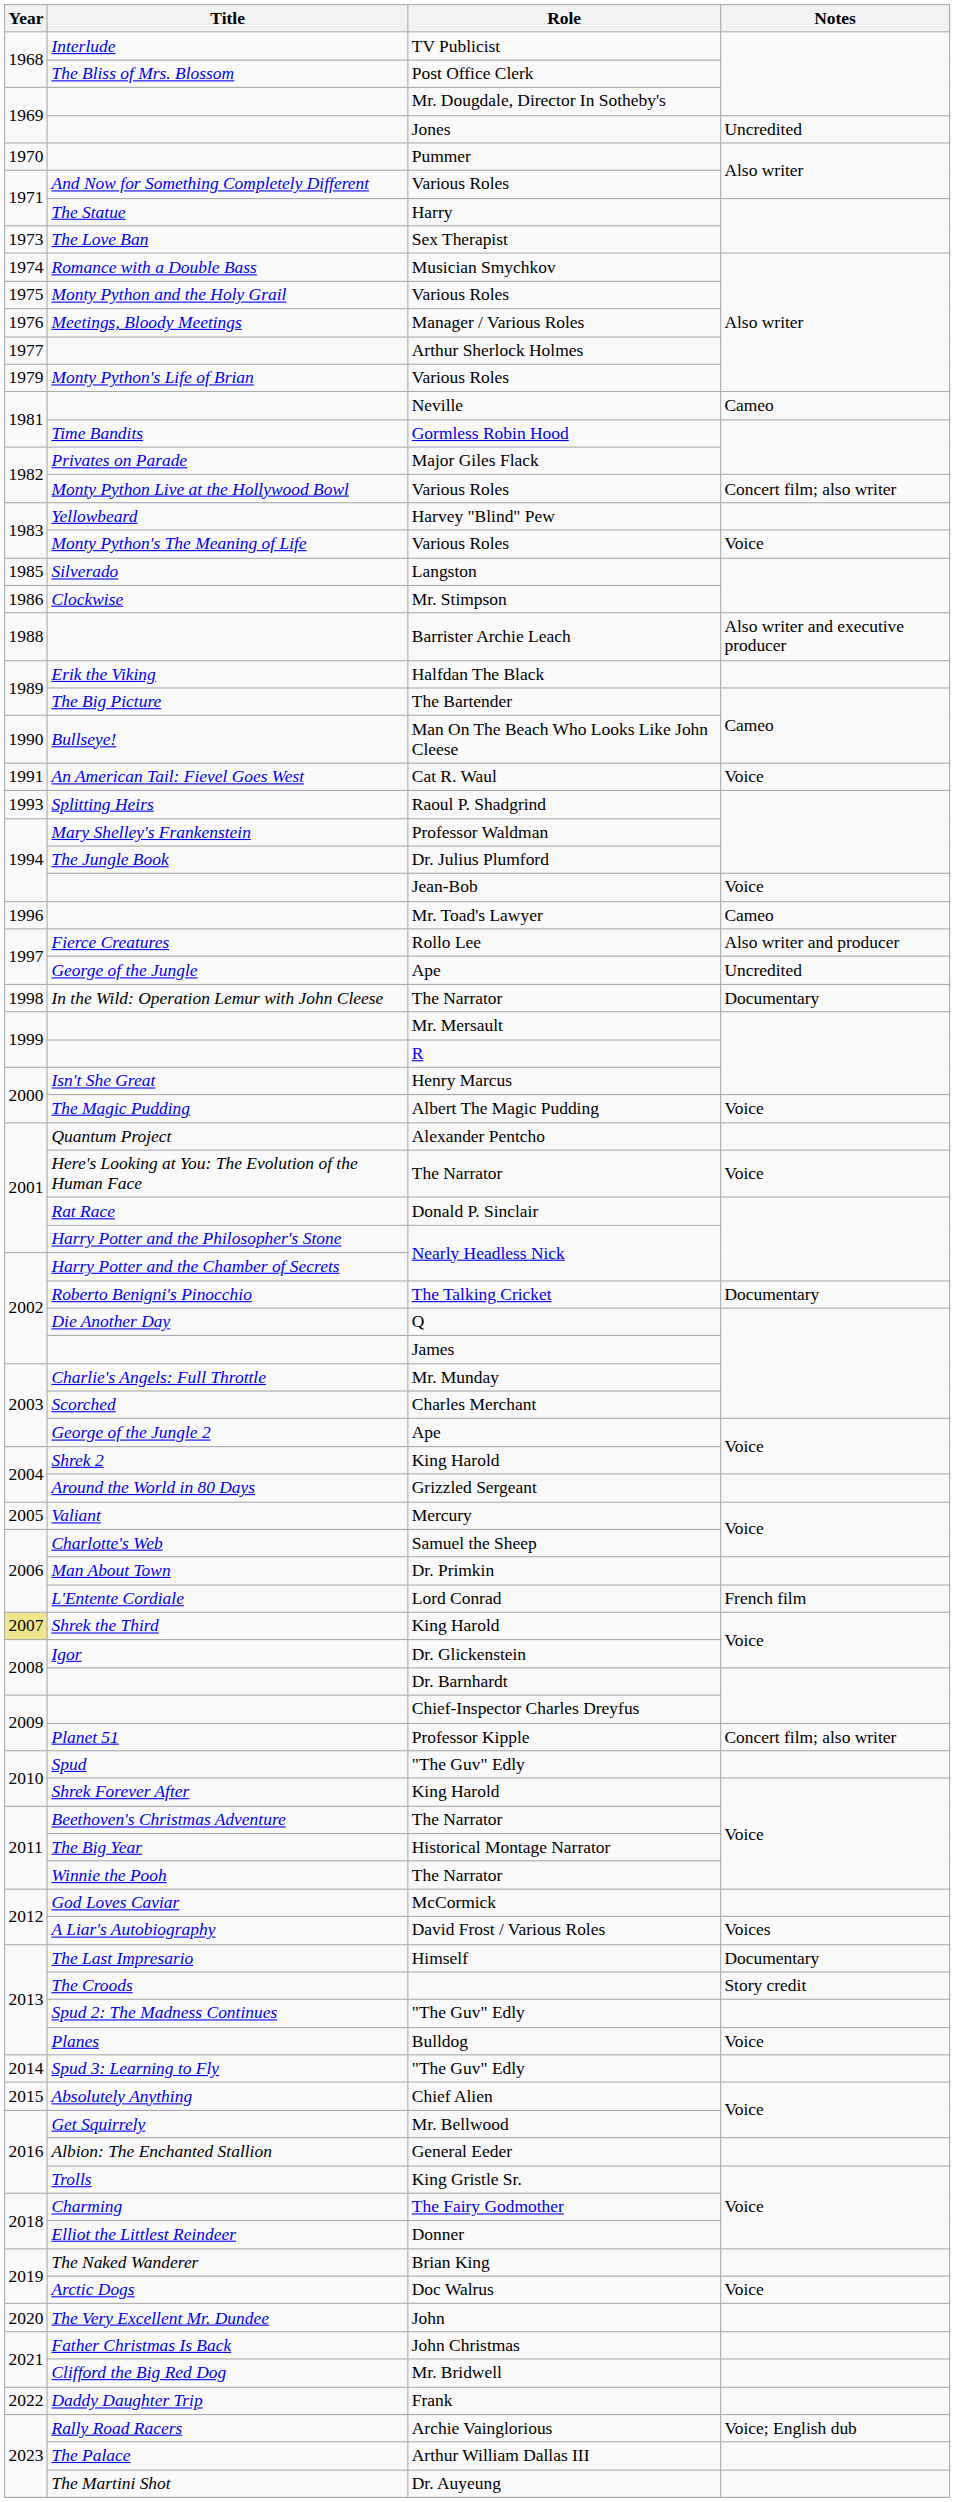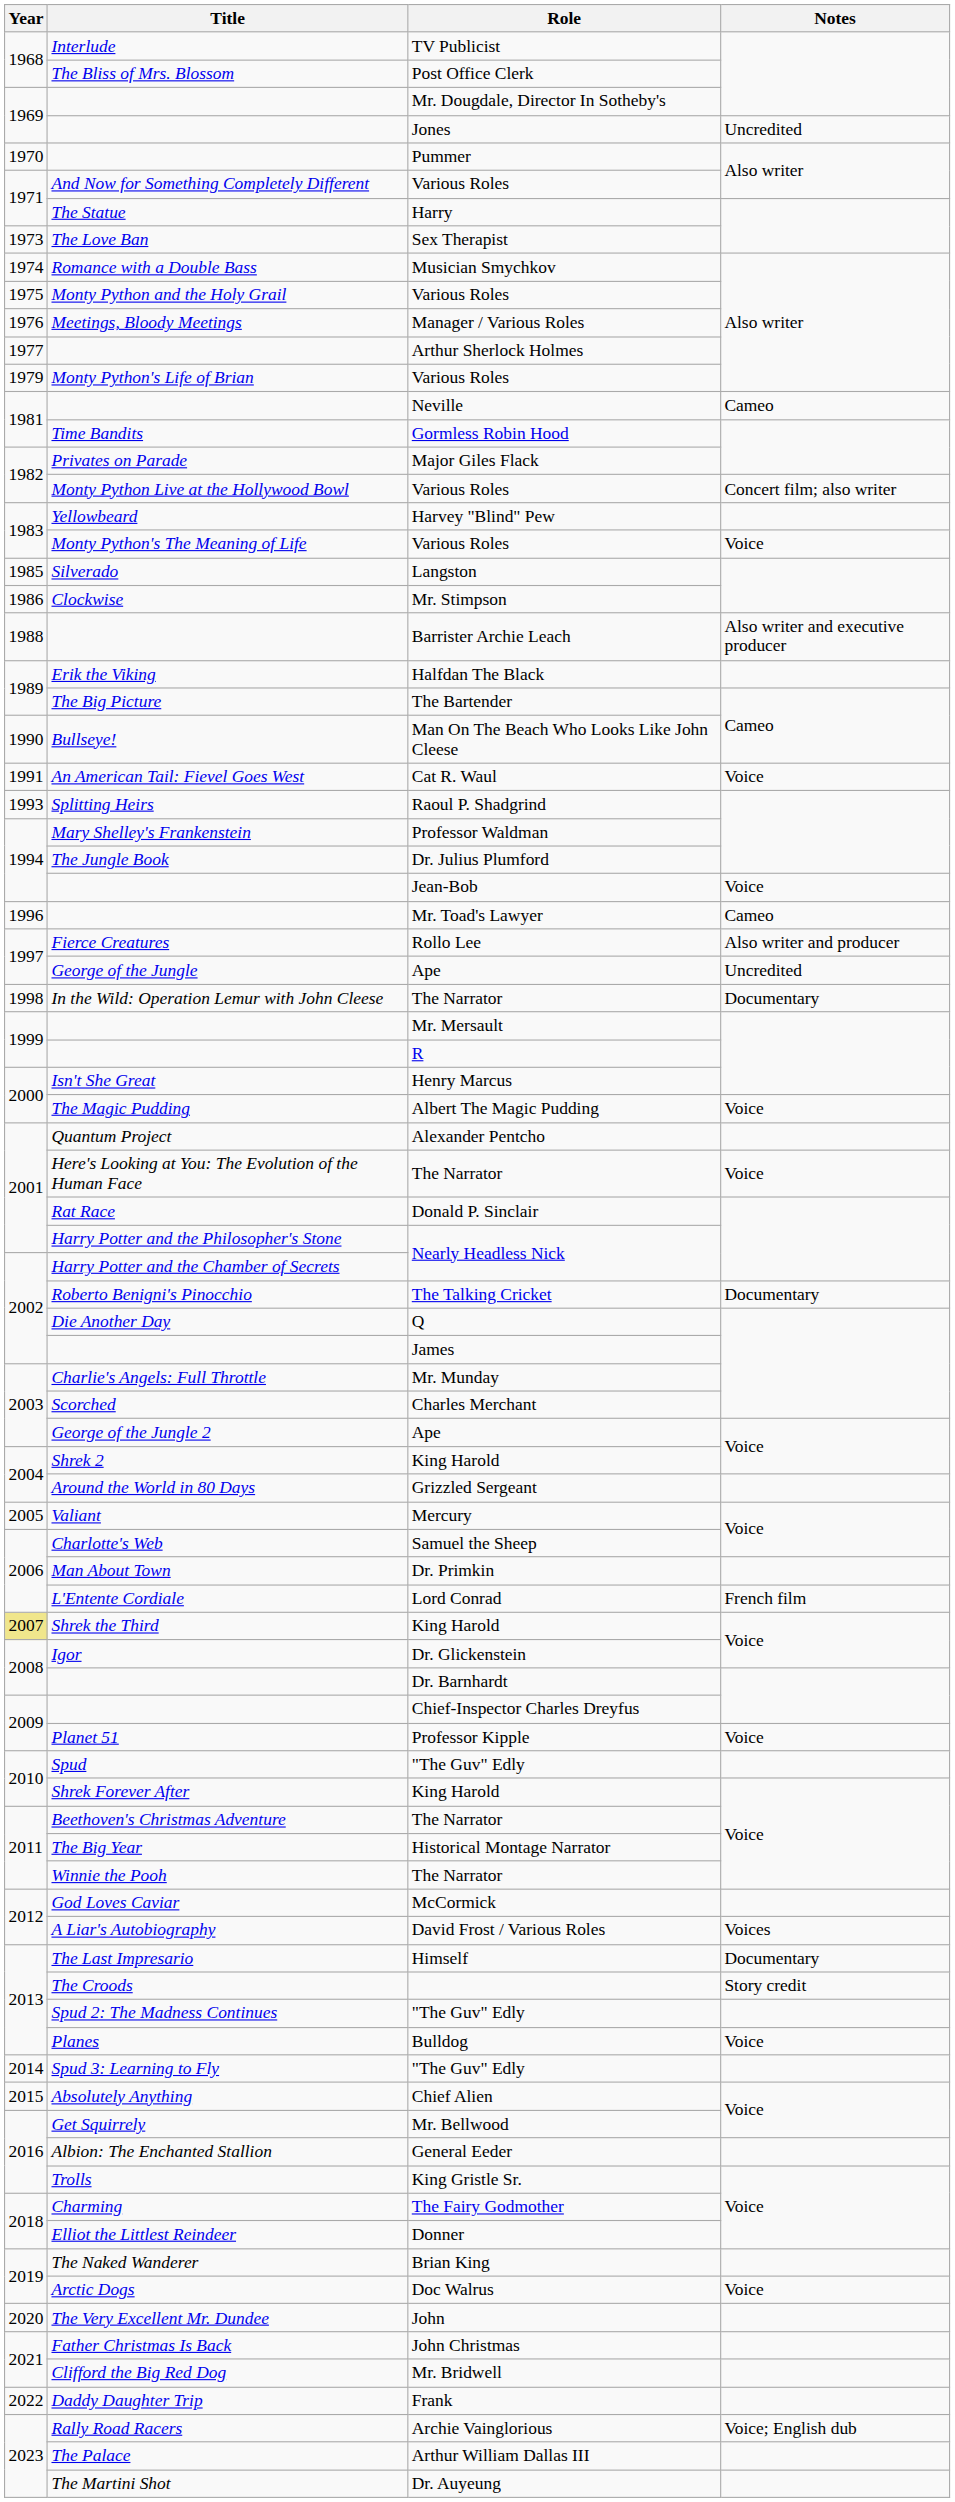(810, 1736) Concert film; also writer -> (744, 1736) Voice
